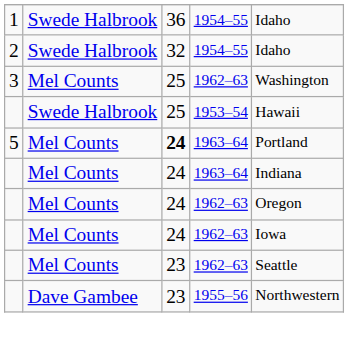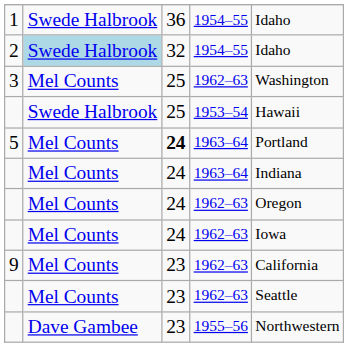(92, 50) no background -> (92, 50) lightblue background
+ row: (14, 265)
